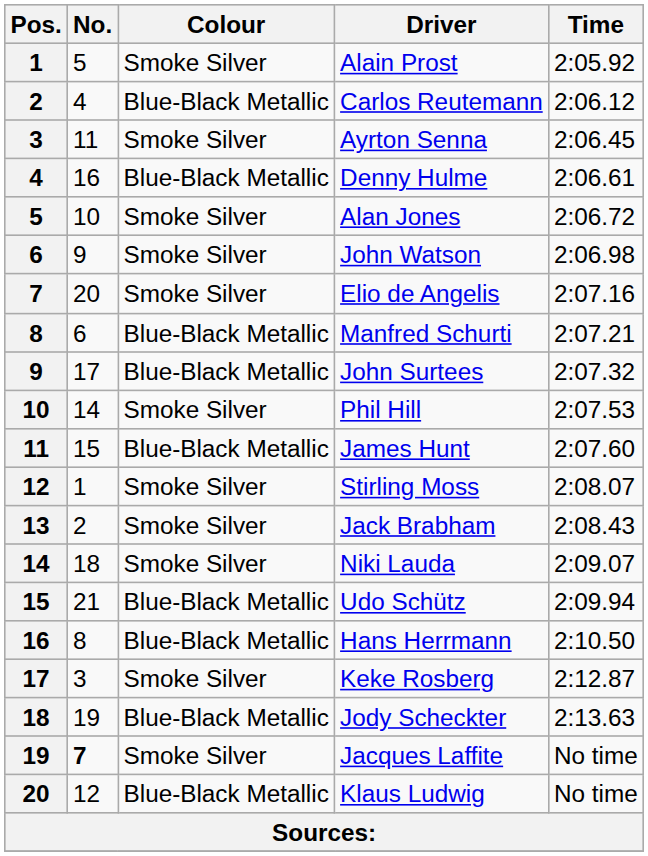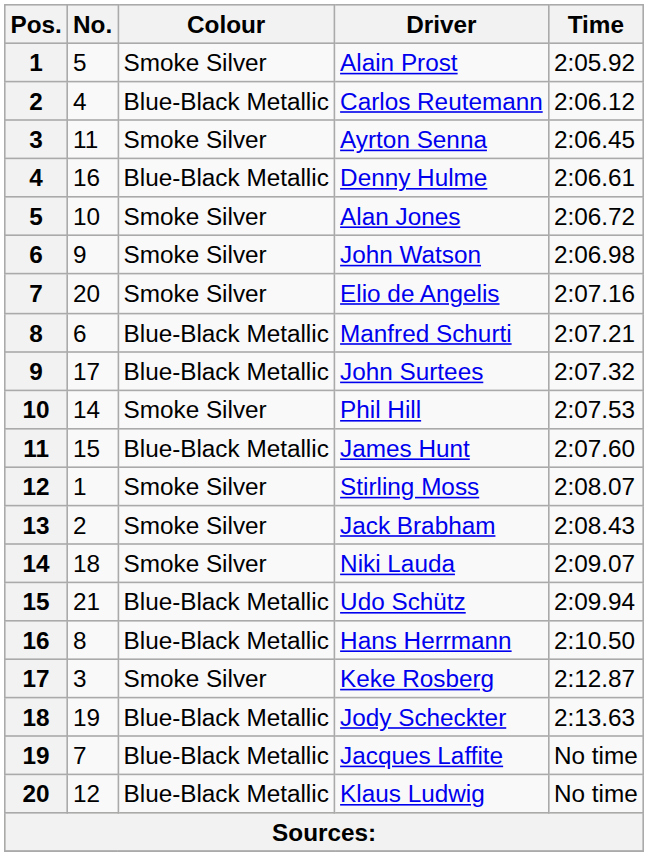(80, 756) bold -> (80, 756) normal
(195, 756) Smoke Silver -> (226, 756) Blue-Black Metallic
